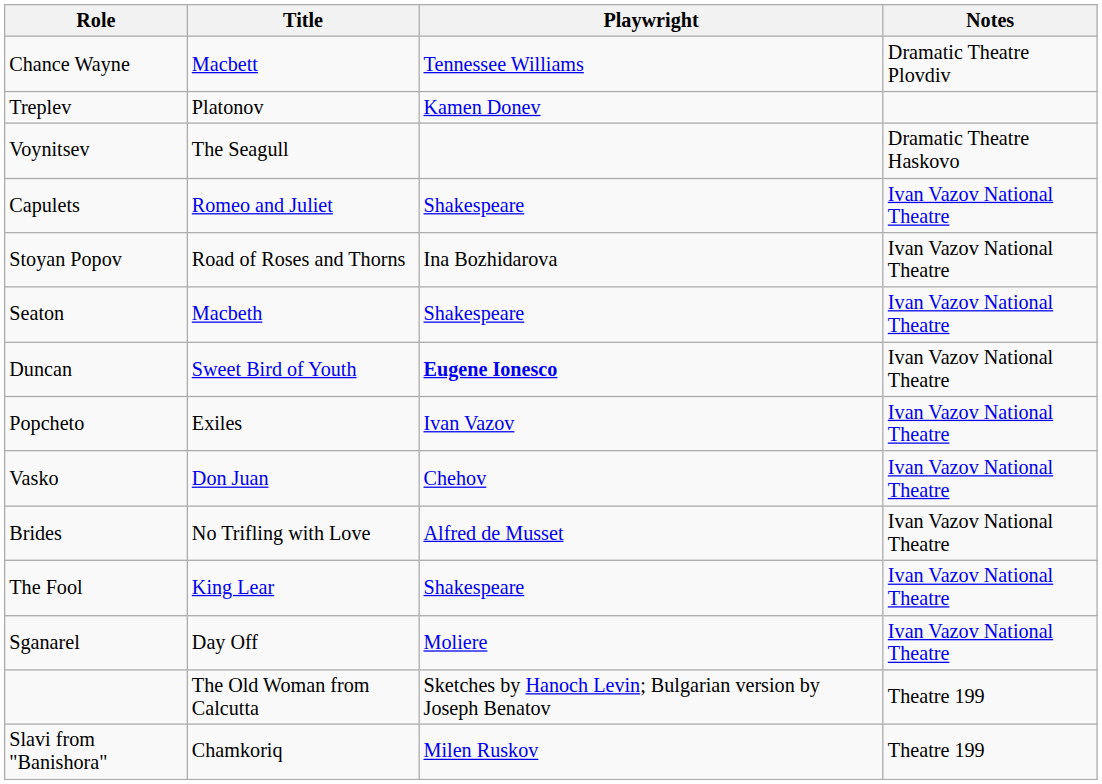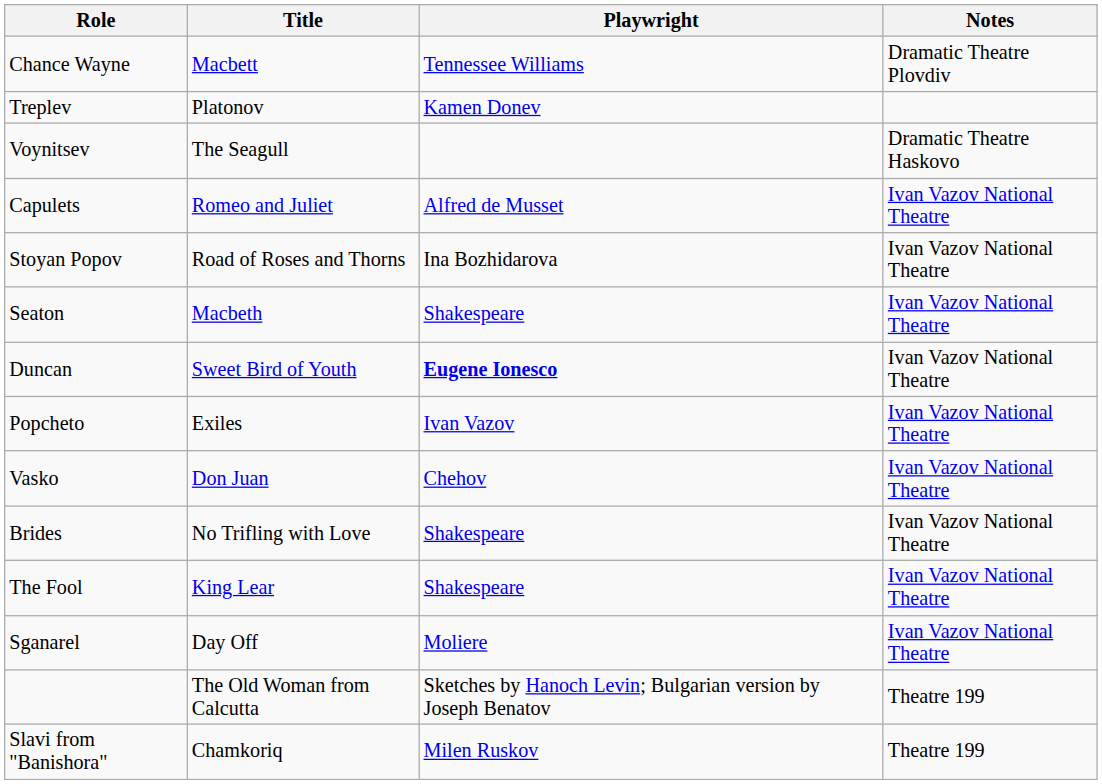(474, 205) Shakespeare -> (494, 205) Alfred de Musset
(494, 532) Alfred de Musset -> (474, 532) Shakespeare
